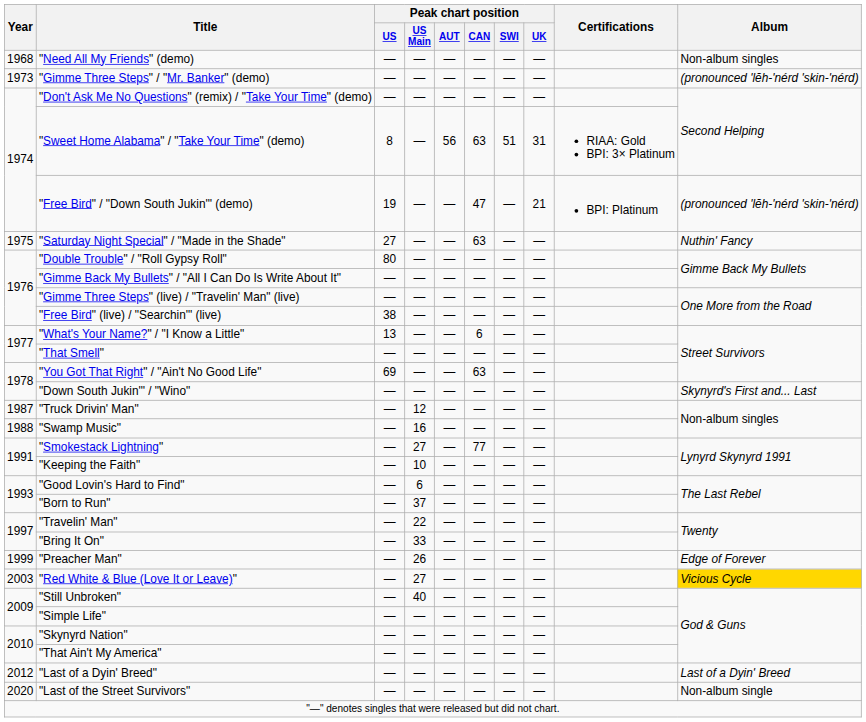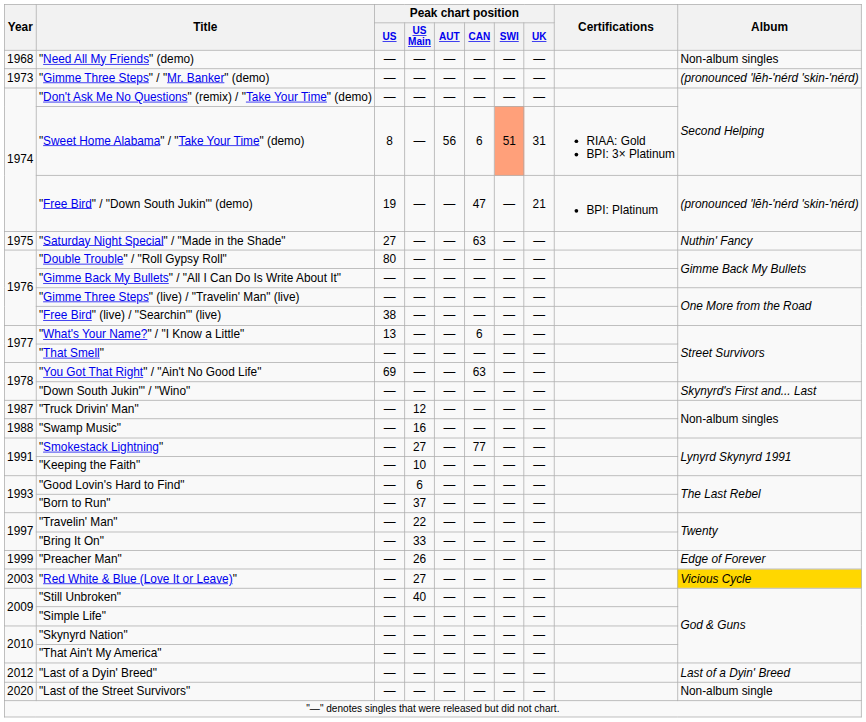(479, 141) 63 -> (479, 141) 6
(509, 141) no background -> (509, 141) lightsalmon background
